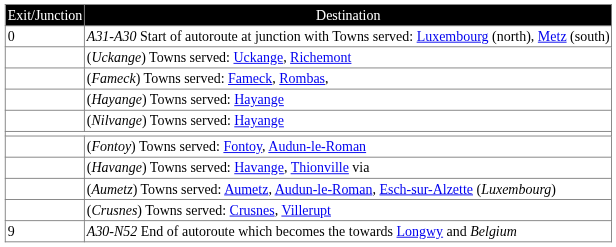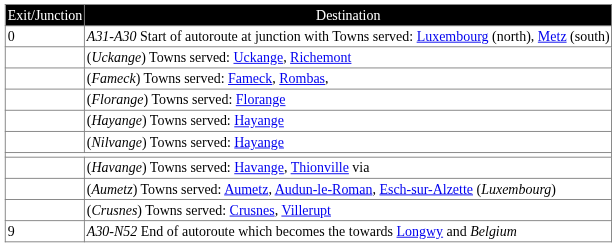+ row: (186, 99)
- row: (226, 146)
